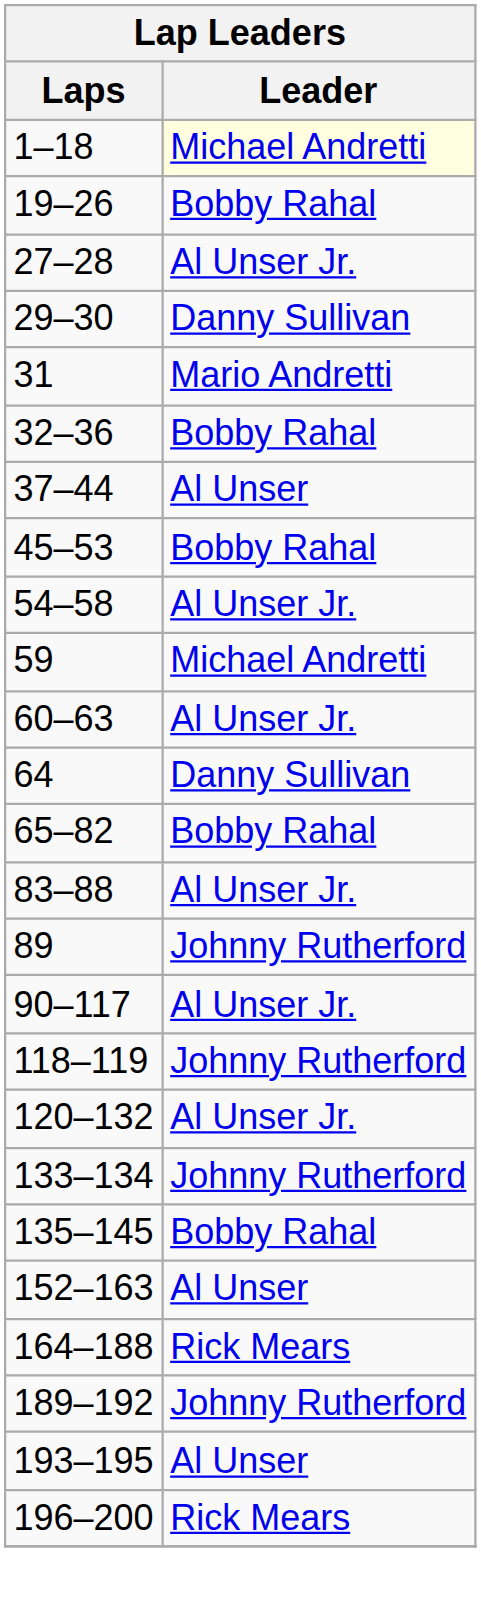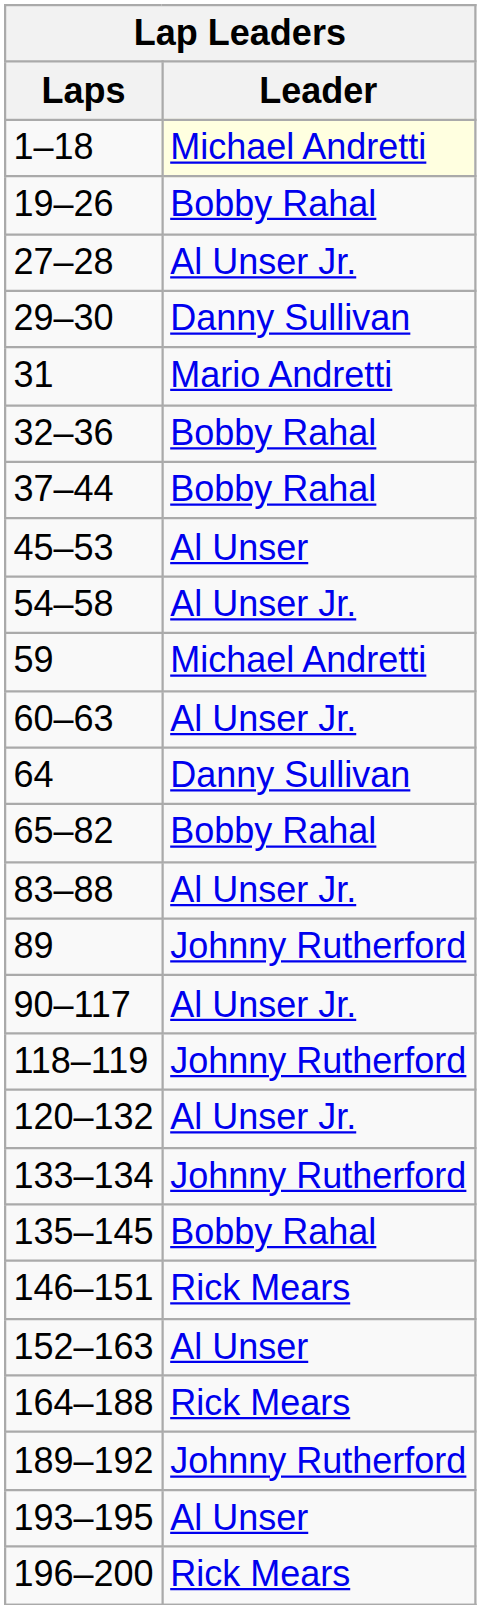(239, 489) Al Unser -> (273, 489) Bobby Rahal
(273, 546) Bobby Rahal -> (239, 546) Al Unser
+ row: (84, 1289)
